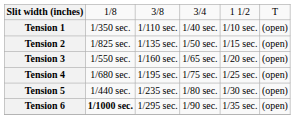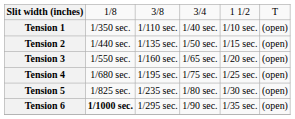(110, 43) 1/825 sec. -> (110, 43) 1/440 sec.
(110, 91) 1/440 sec. -> (110, 91) 1/825 sec.
